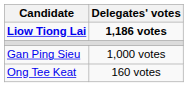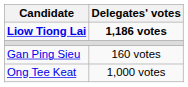(136, 54) 1,000 votes -> (136, 54) 160 votes
(136, 72) 160 votes -> (136, 72) 1,000 votes
